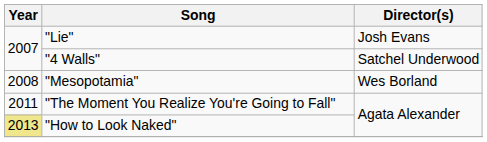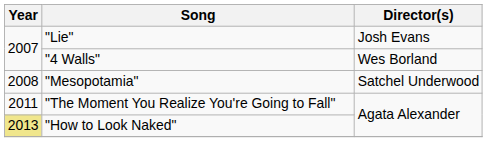(418, 59) Satchel Underwood -> (397, 59) Wes Borland
(397, 81) Wes Borland -> (418, 81) Satchel Underwood
